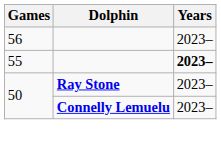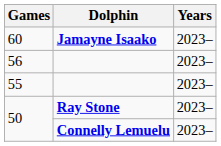+ row: (15, 38)
(195, 61) bold -> (195, 84) normal
